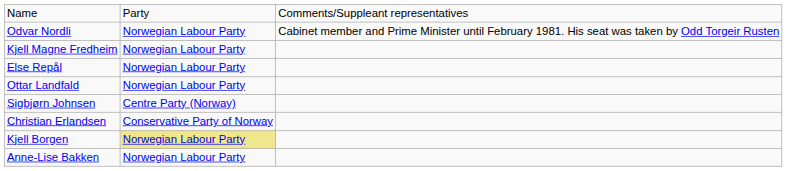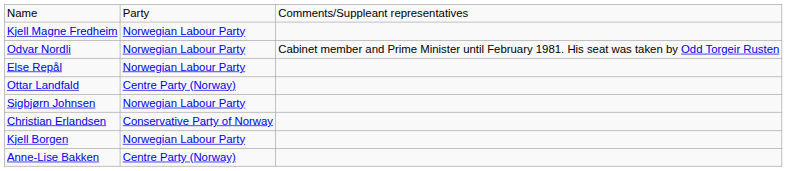rows swapped: (39, 31) <-> (62, 49)
(184, 85) Norwegian Labour Party -> (179, 85) Centre Party (Norway)
(179, 103) Centre Party (Norway) -> (184, 103) Norwegian Labour Party
(184, 139) khaki background -> (184, 139) no background
(184, 157) Norwegian Labour Party -> (179, 157) Centre Party (Norway)
